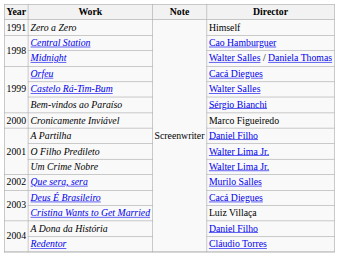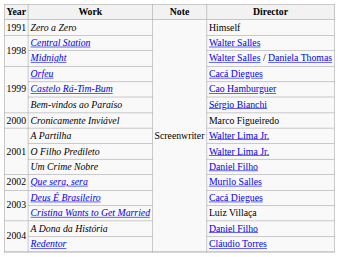(243, 43) Cao Hamburguer -> (235, 43) Walter Salles
(235, 89) Walter Salles -> (243, 89) Cao Hamburguer
(233, 136) Daniel Filho -> (239, 136) Walter Lima Jr.
(239, 167) Walter Lima Jr. -> (233, 167) Daniel Filho
